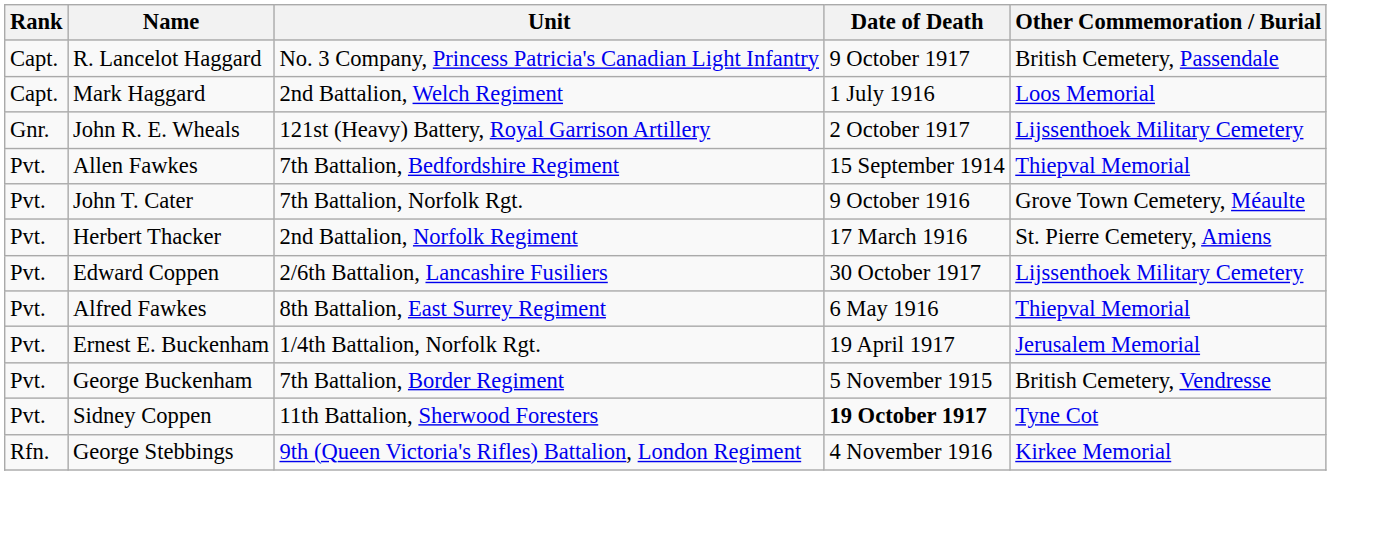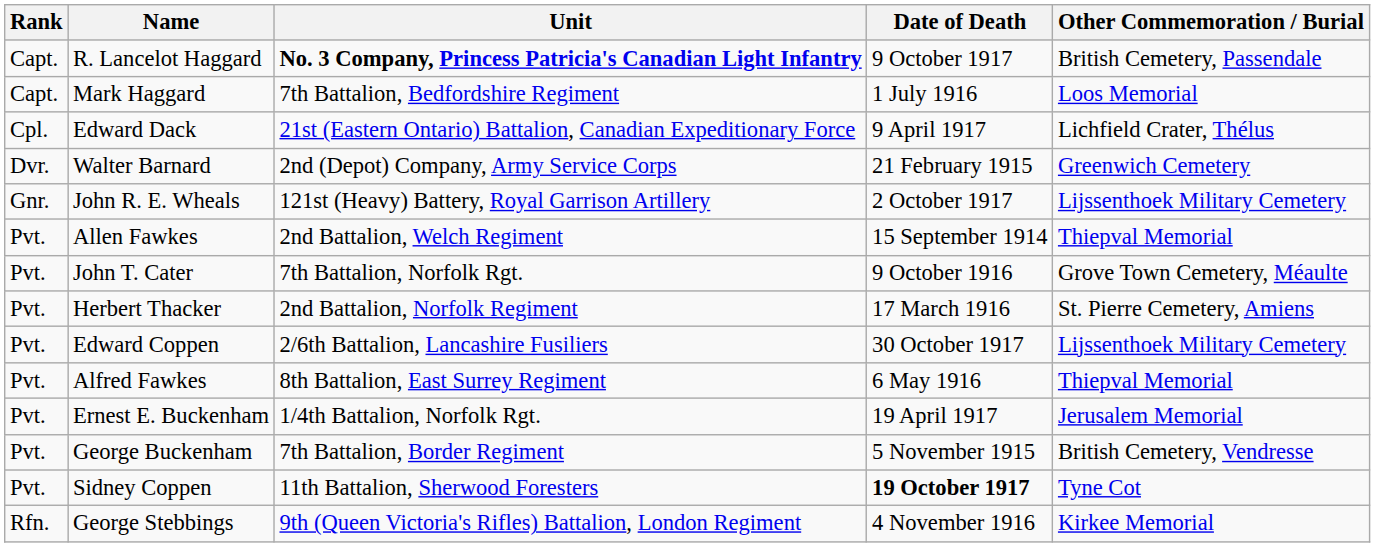(549, 58) normal -> (571, 58) bold
(421, 93) 2nd Battalion, Welch Regiment -> (449, 93) 7th Battalion, Bedfordshire Regiment
+ row: (135, 129)
+ row: (142, 165)
(449, 165) 7th Battalion, Bedfordshire Regiment -> (421, 237) 2nd Battalion, Welch Regiment
